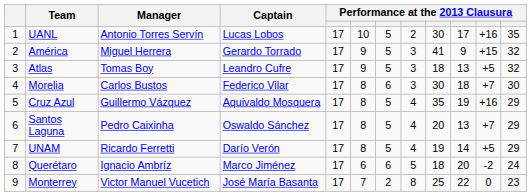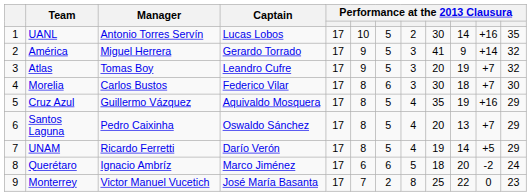(463, 34) 17 -> (463, 34) 14
(488, 51) +15 -> (488, 51) +14
(438, 68) 18 -> (438, 68) 20
(463, 68) 13 -> (463, 68) 19
(488, 68) +5 -> (488, 68) +7
